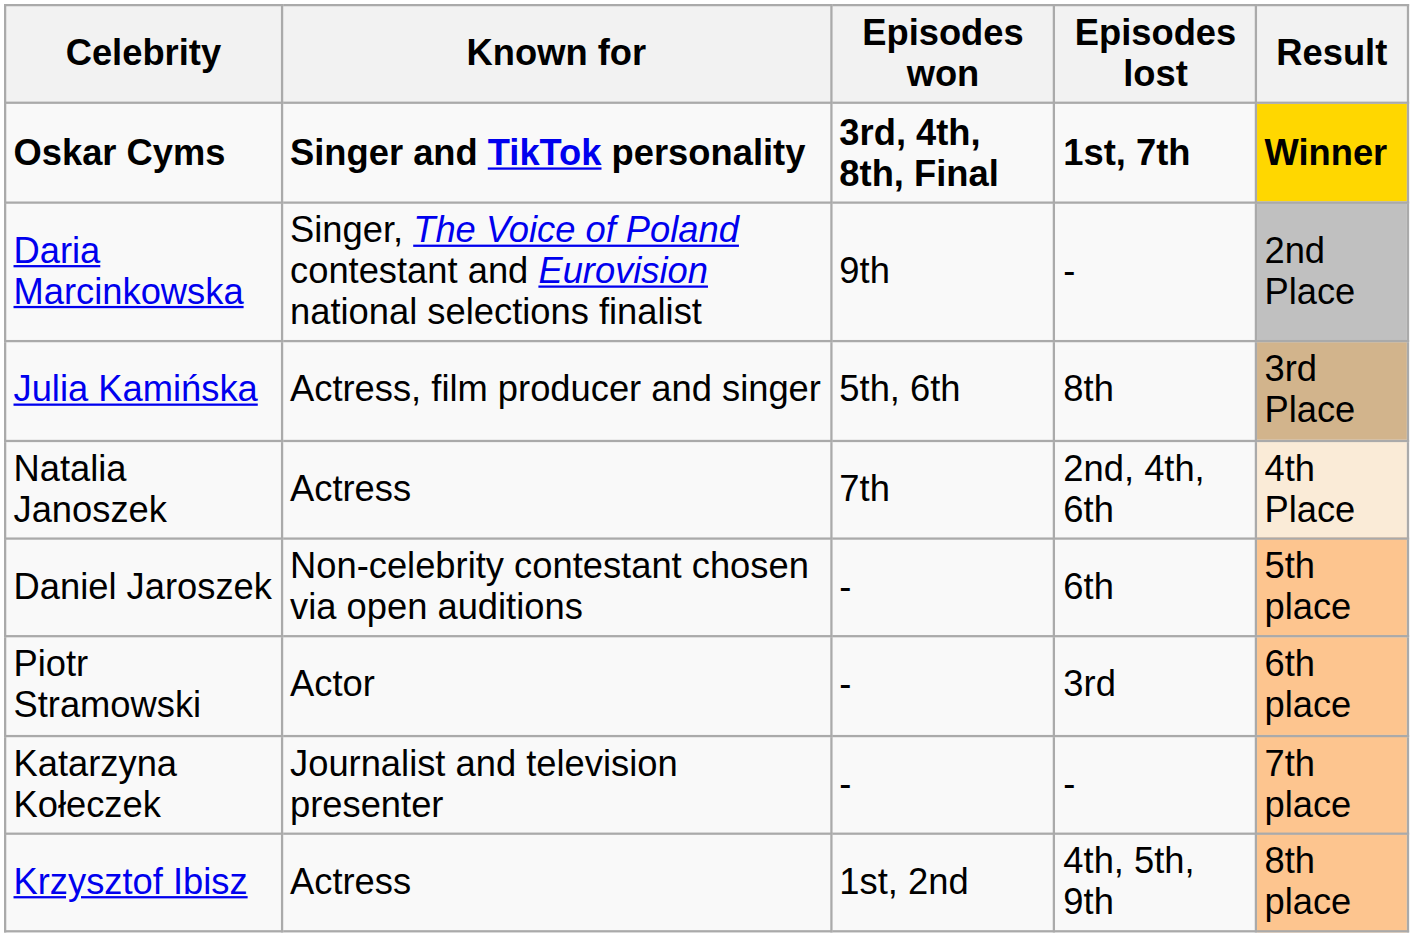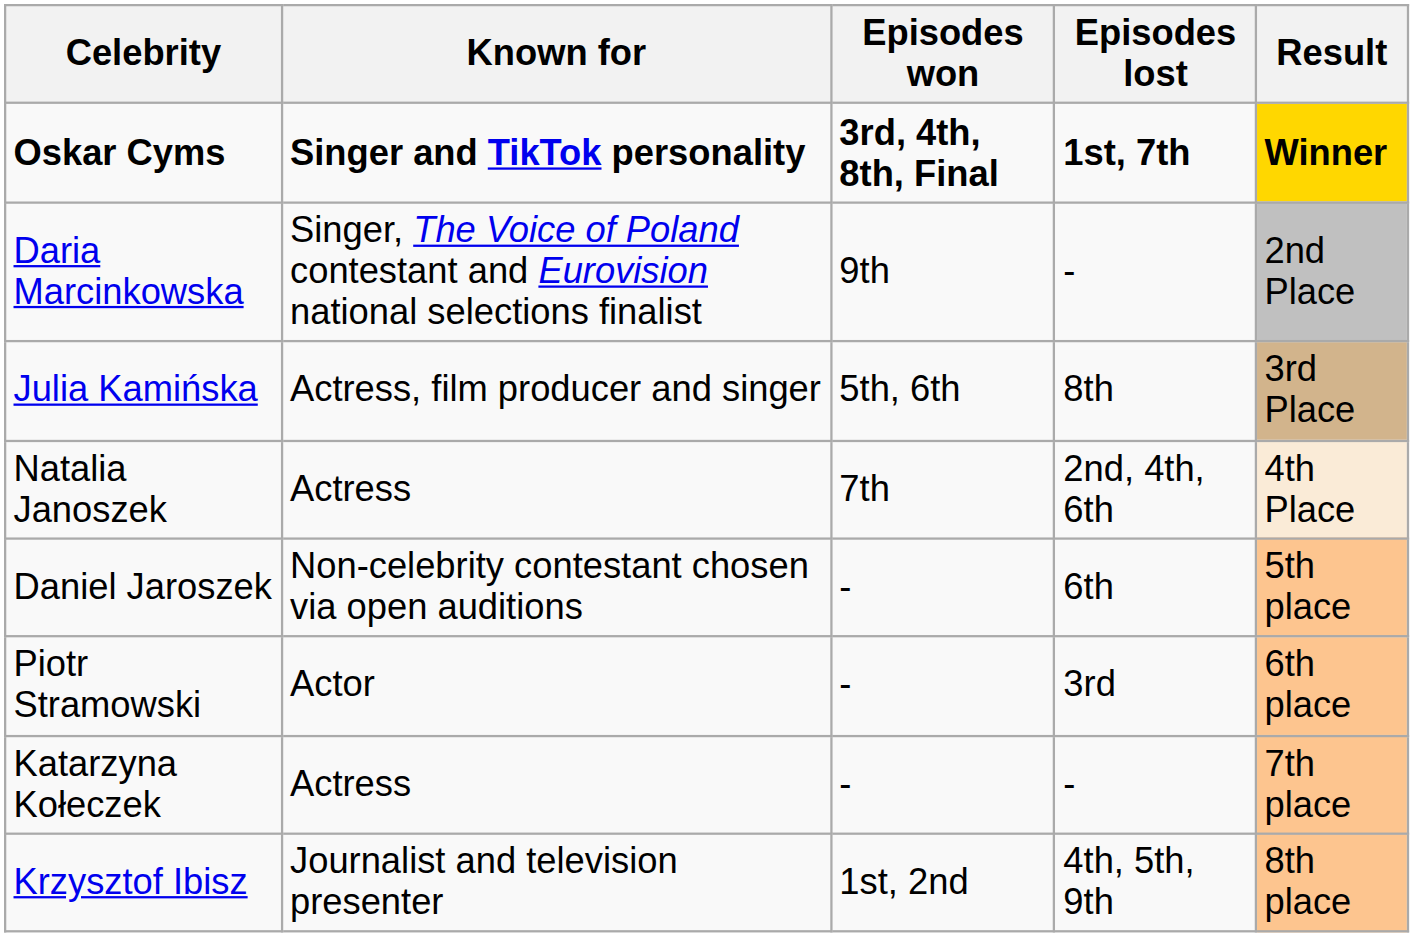(484, 783) Journalist and television presenter -> (351, 783) Actress
(351, 882) Actress -> (484, 882) Journalist and television presenter
